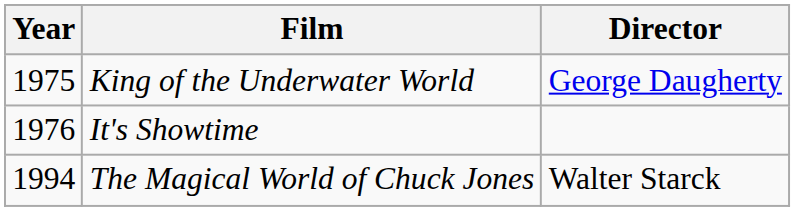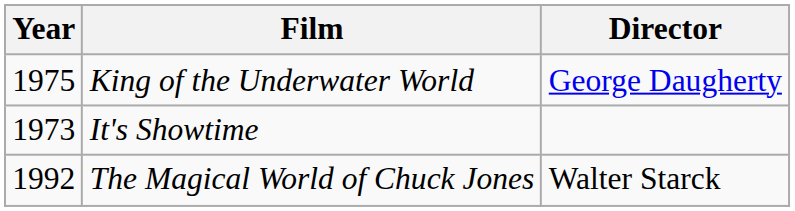(44, 129) 1976 -> (44, 129) 1973
(44, 179) 1994 -> (44, 179) 1992
